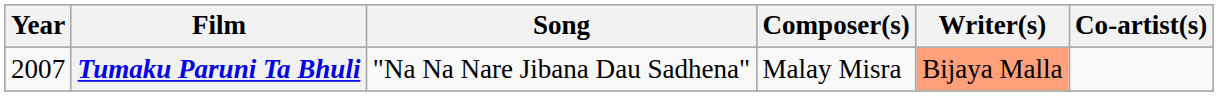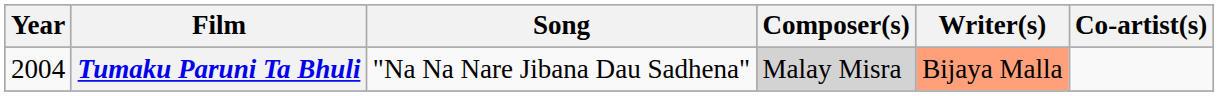(38, 68) 2007 -> (38, 68) 2004
(832, 68) no background -> (832, 68) lightgrey background
